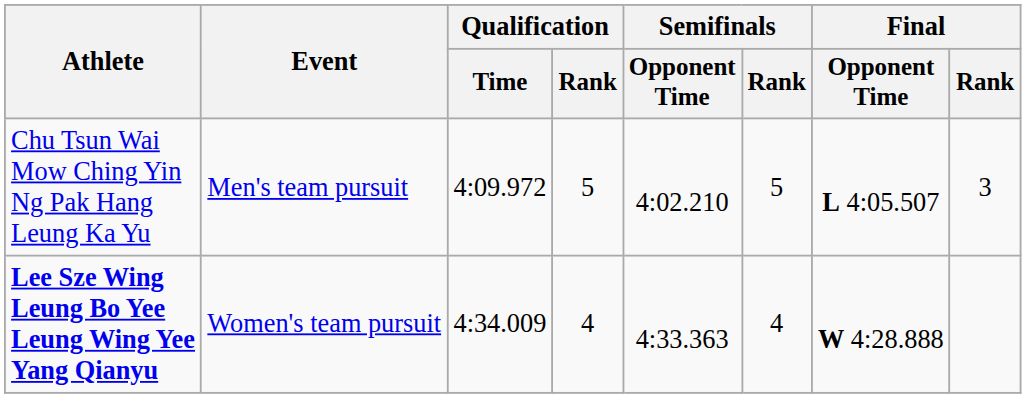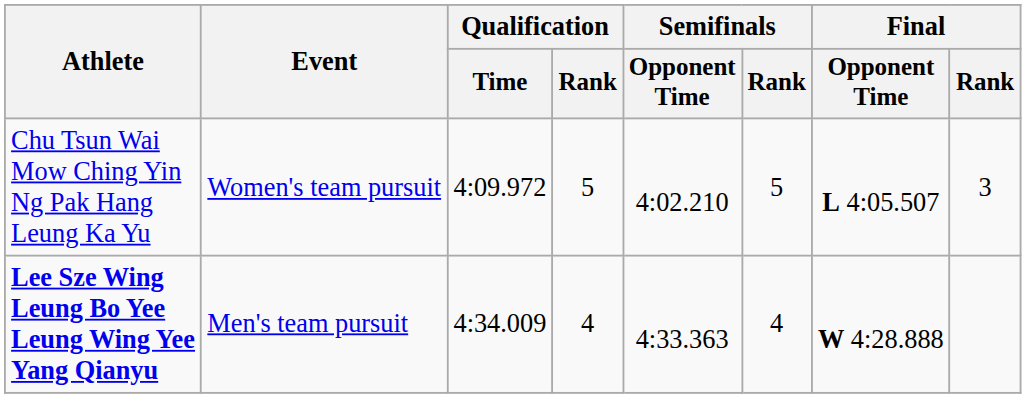(308, 187) Men's team pursuit -> (324, 187) Women's team pursuit
(324, 323) Women's team pursuit -> (308, 323) Men's team pursuit
